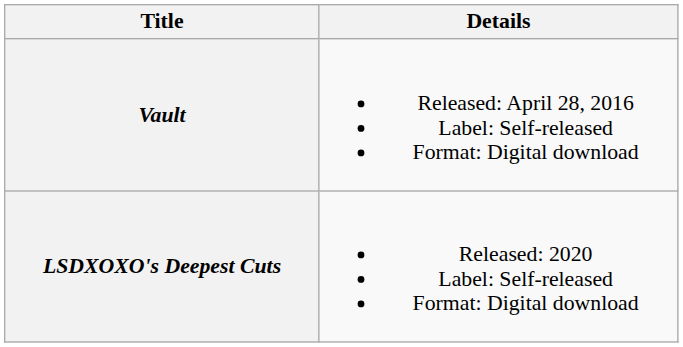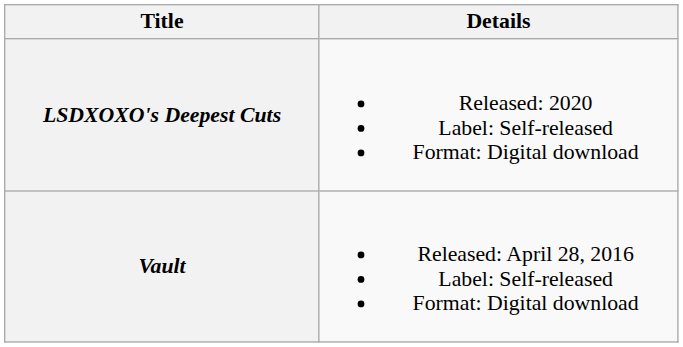rows swapped: (162, 114) <-> (162, 266)
